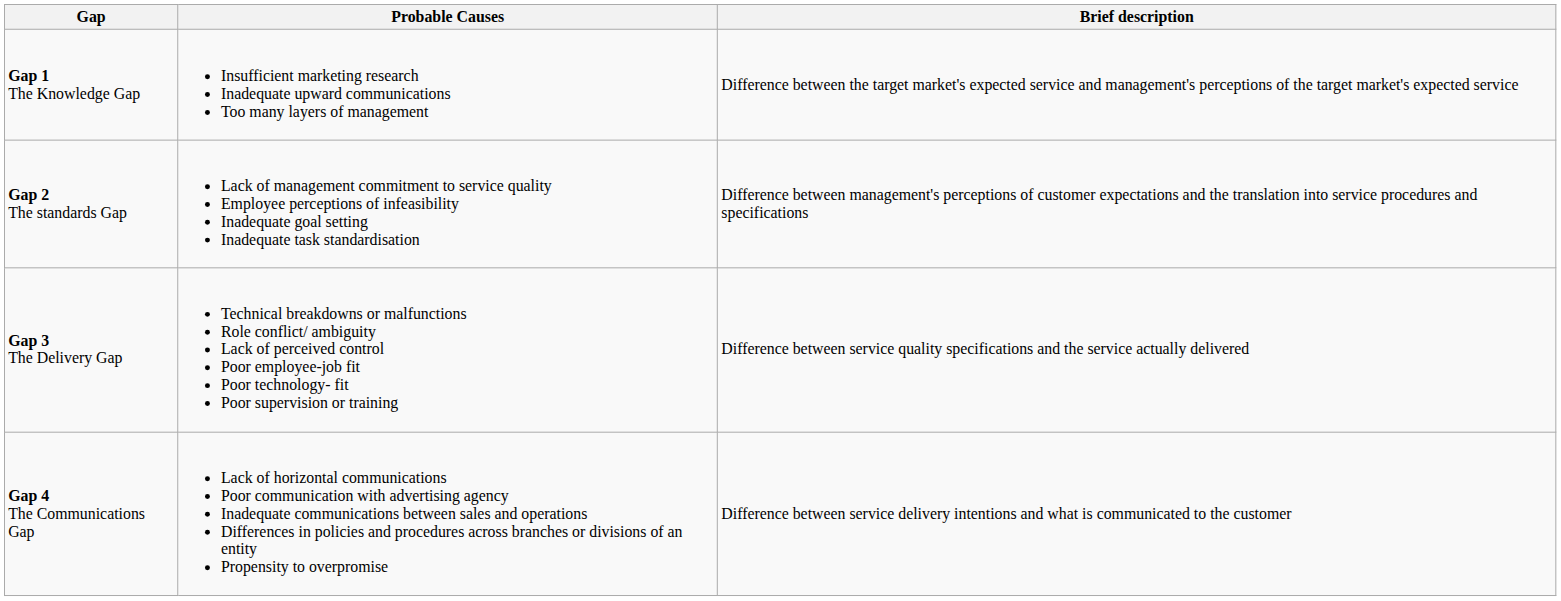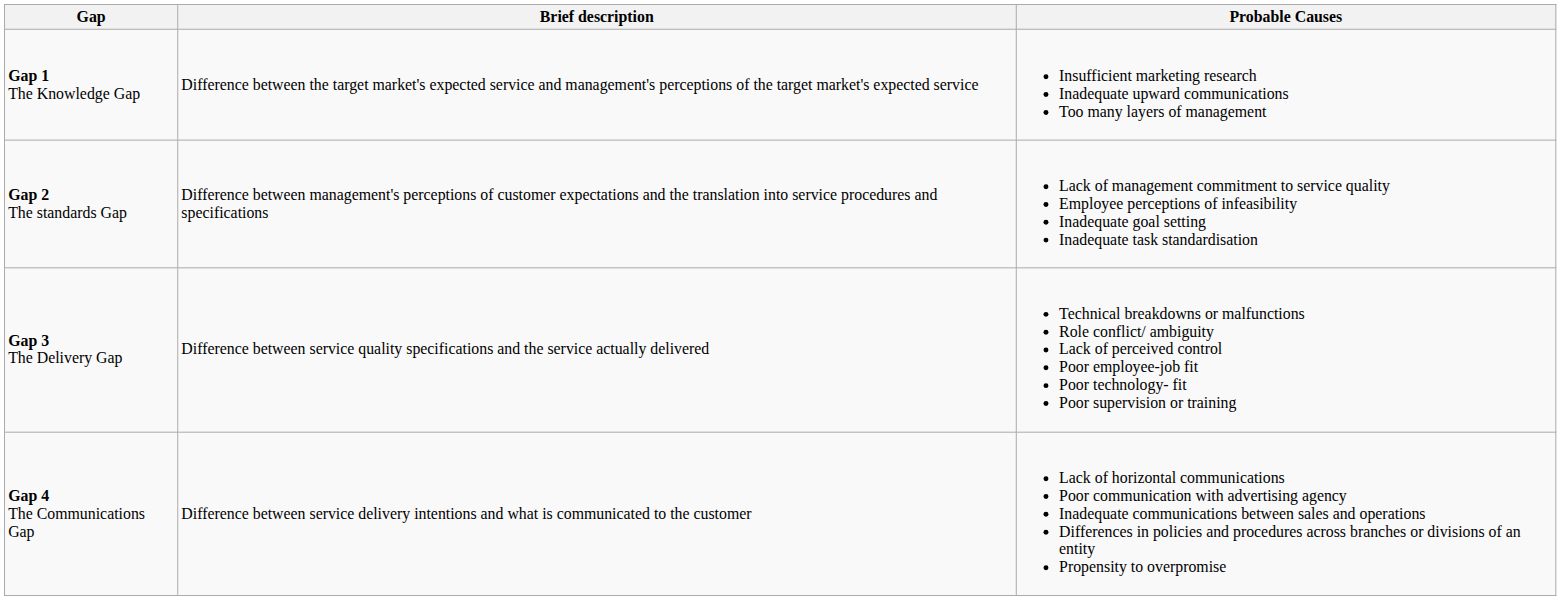columns swapped: (1137, 17) <-> (448, 17)
